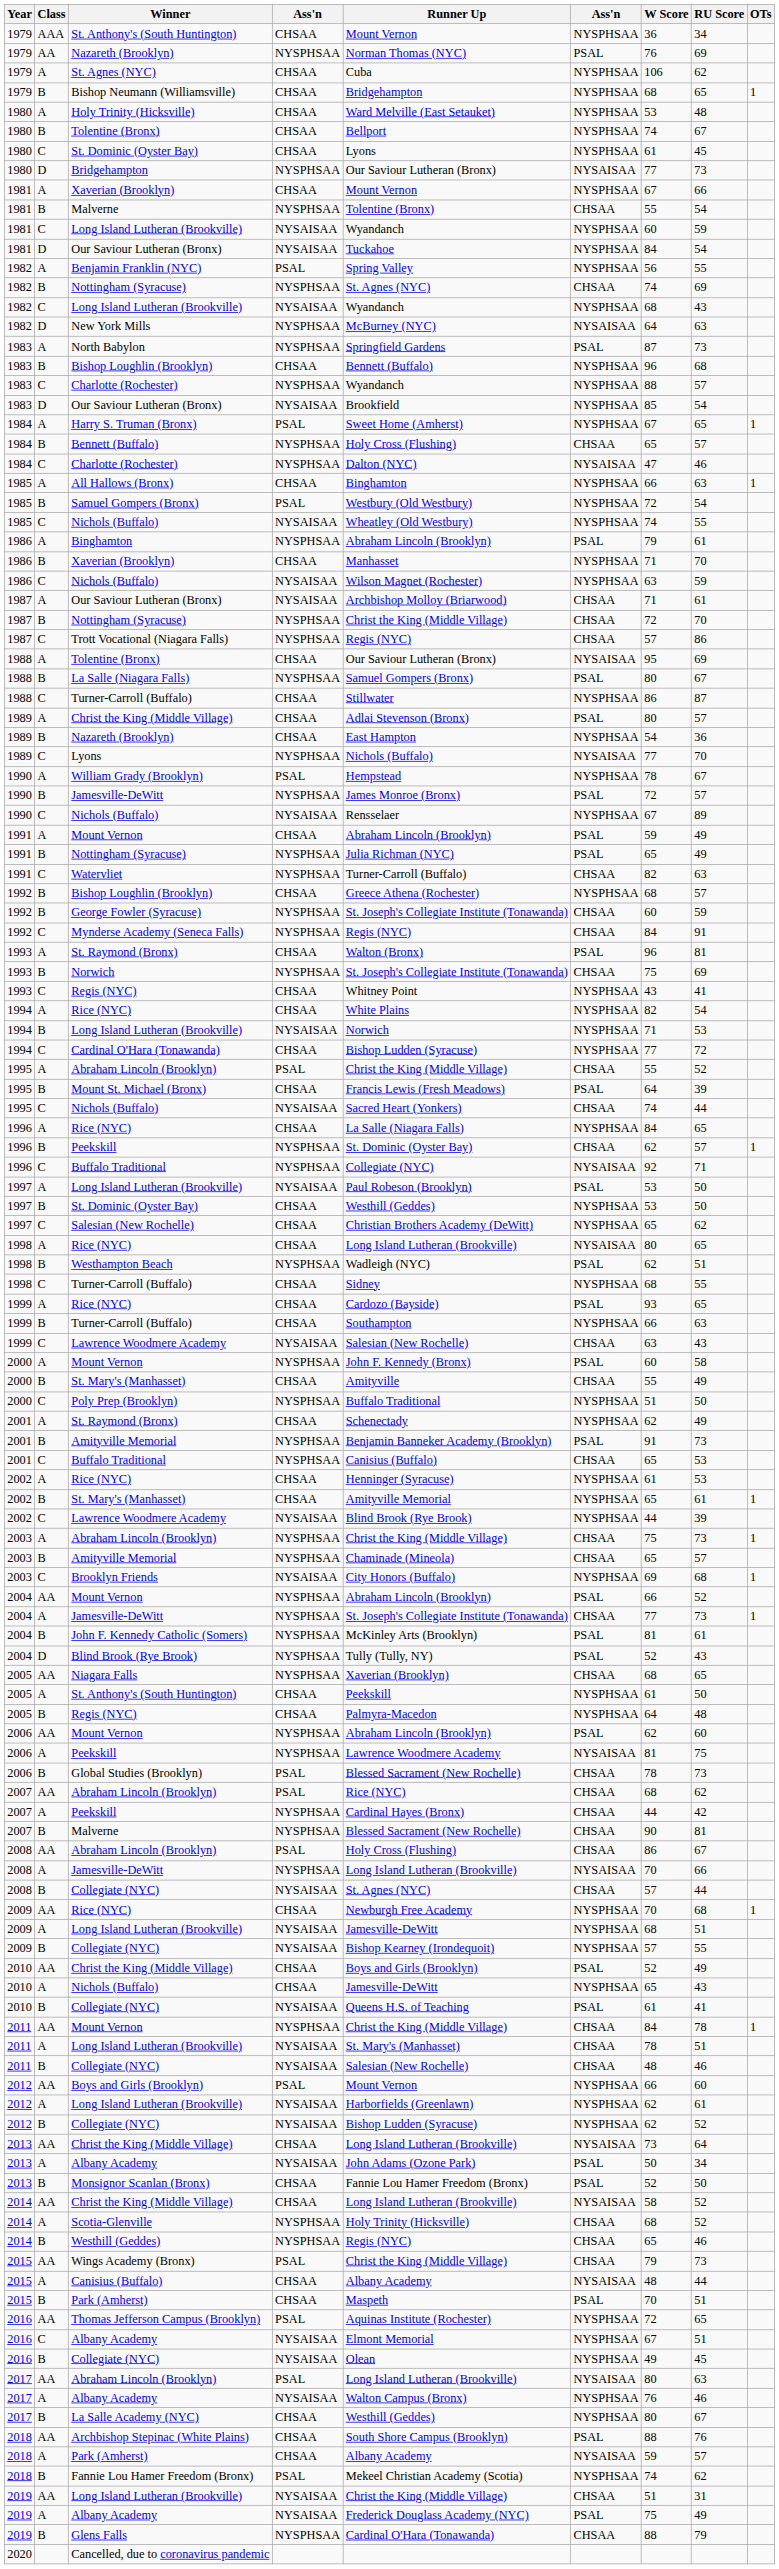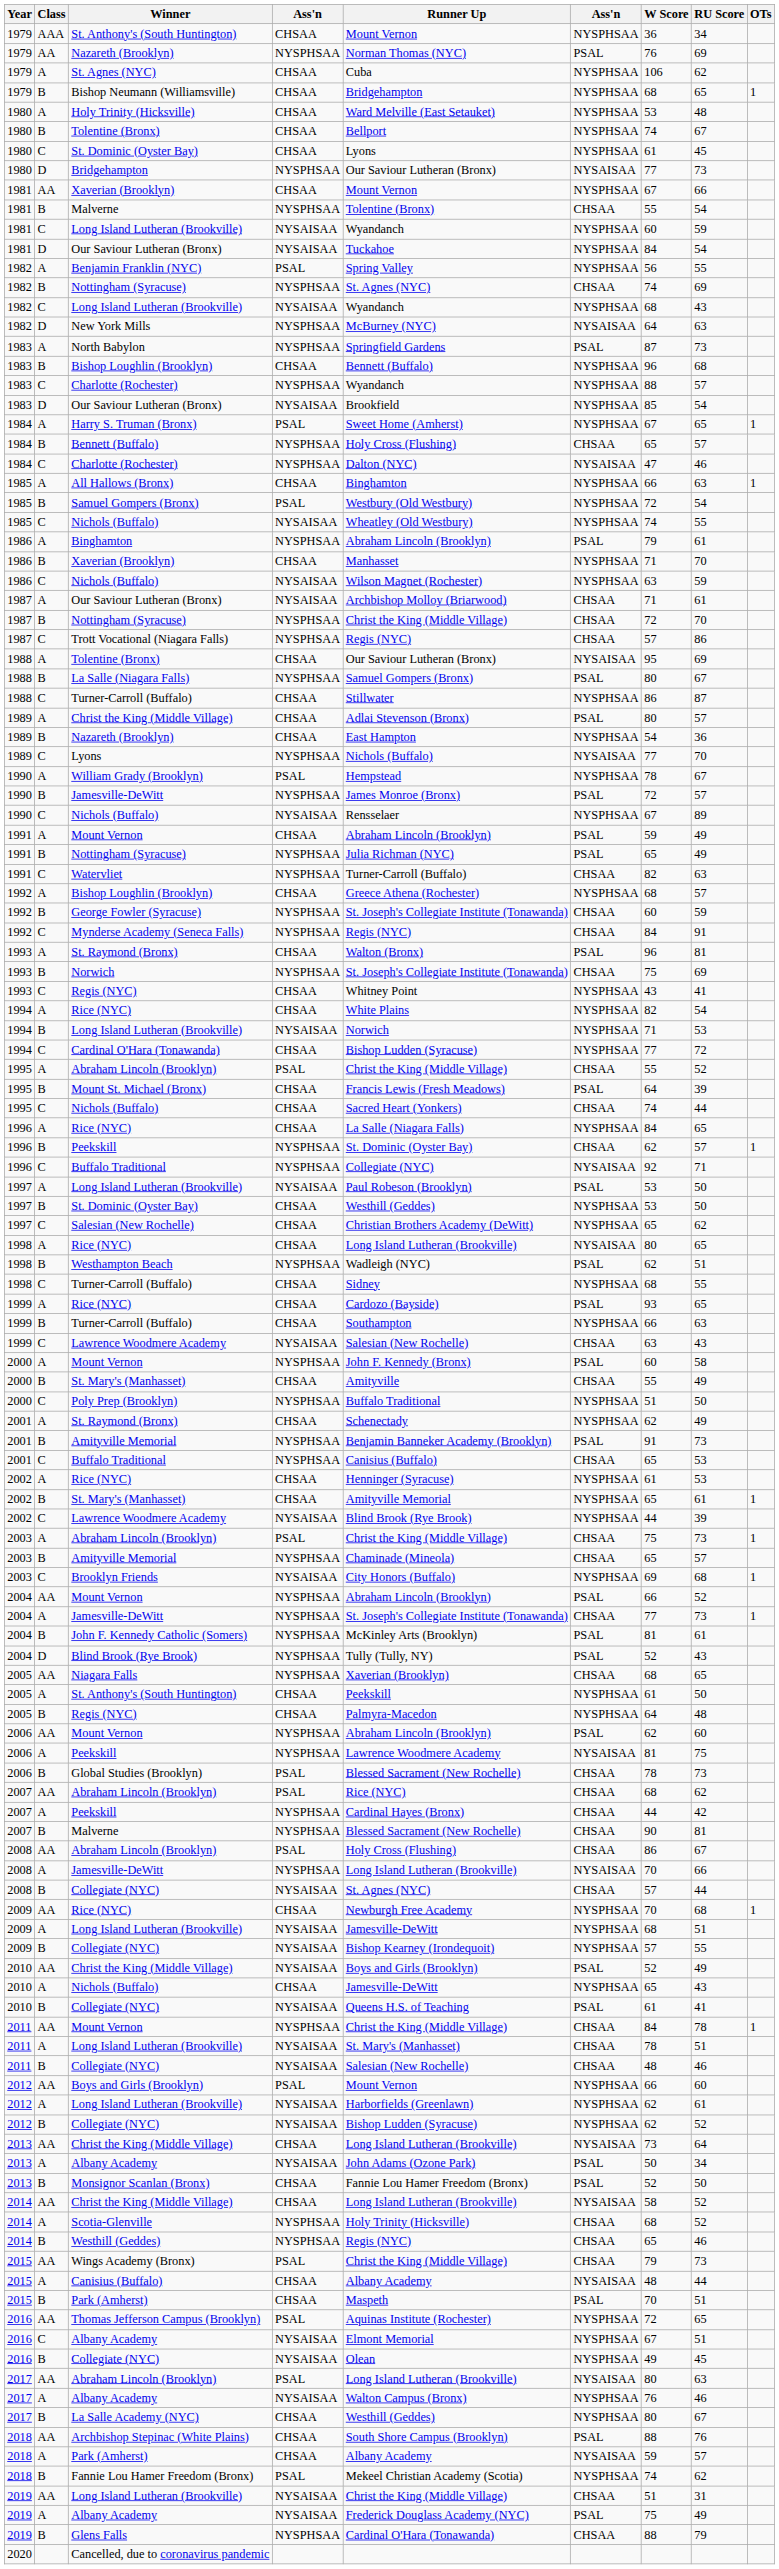(42, 190) A -> (46, 190) AA
(42, 893) B -> (42, 893) A
(306, 1108) NYSAISAA -> (296, 1108) CHSAA
(308, 1538) NYSPHSAA -> (290, 1538) PSAL
(296, 1968) CHSAA -> (306, 1968) NYSAISAA
